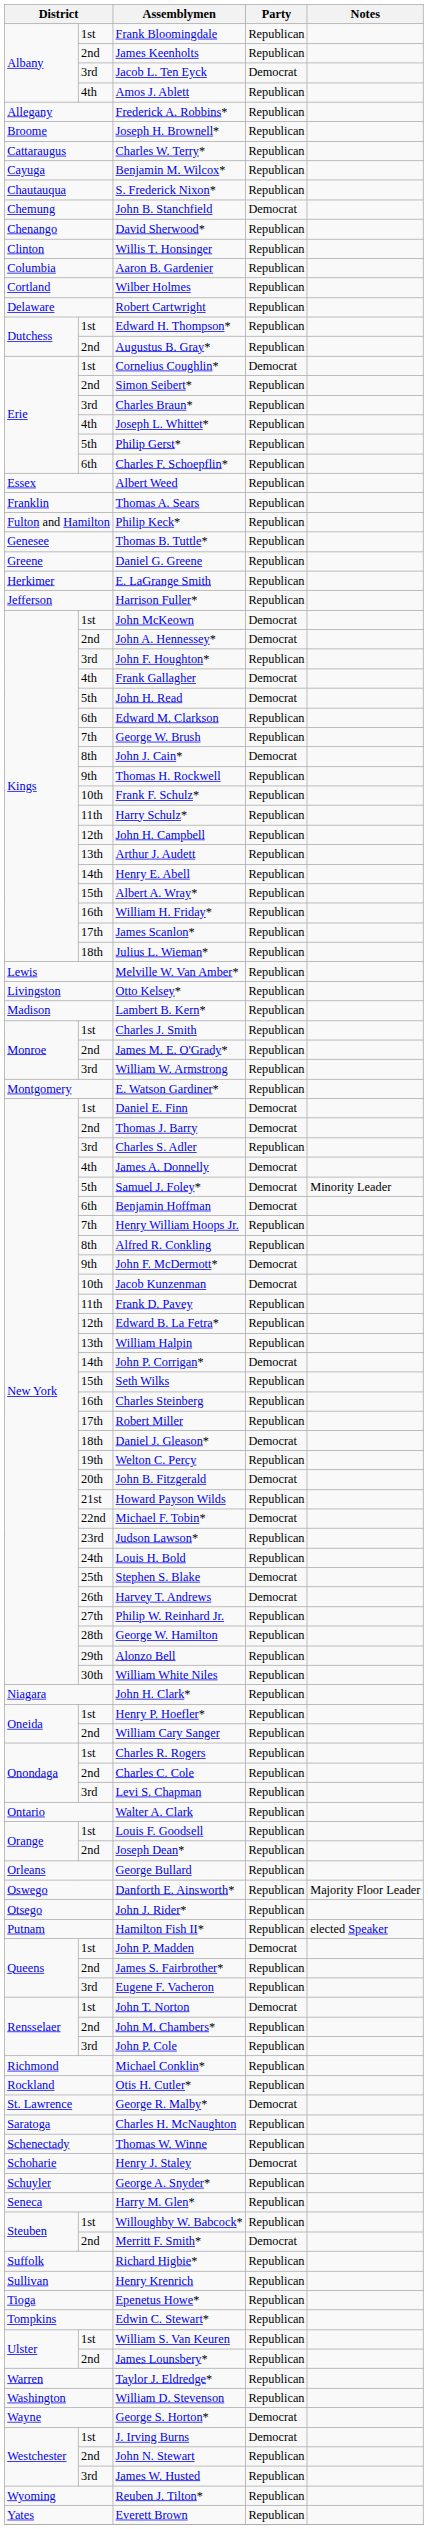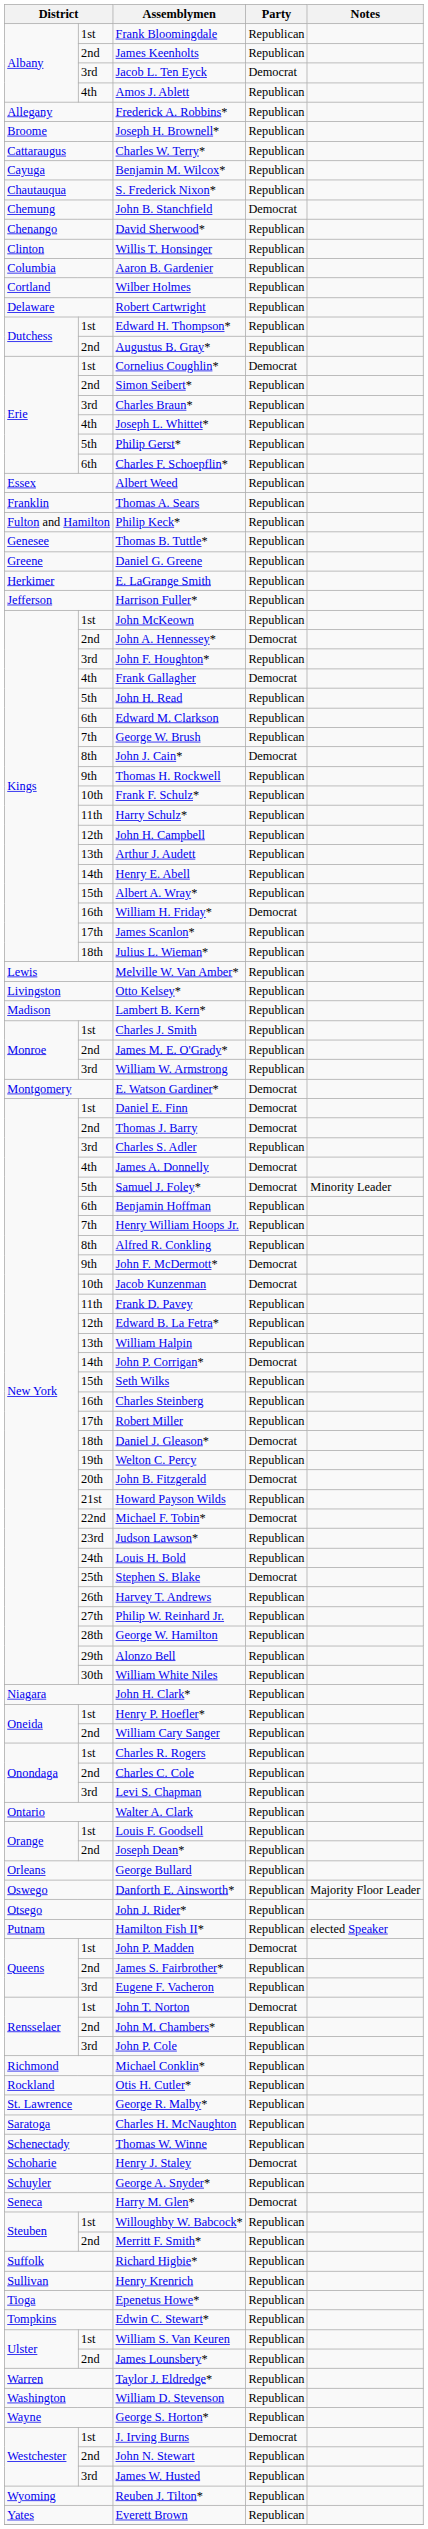(273, 619) Democrat -> (276, 619) Republican
(273, 698) Democrat -> (276, 698) Republican
(276, 913) Republican -> (273, 913) Democrat
(276, 1088) Republican -> (273, 1088) Democrat
(273, 1206) Democrat -> (276, 1206) Republican
(273, 1596) Democrat -> (276, 1596) Republican
(273, 2104) Democrat -> (276, 2104) Republican
(276, 2202) Republican -> (273, 2202) Democrat
(273, 2241) Democrat -> (276, 2241) Republican
(273, 2417) Democrat -> (276, 2417) Republican
